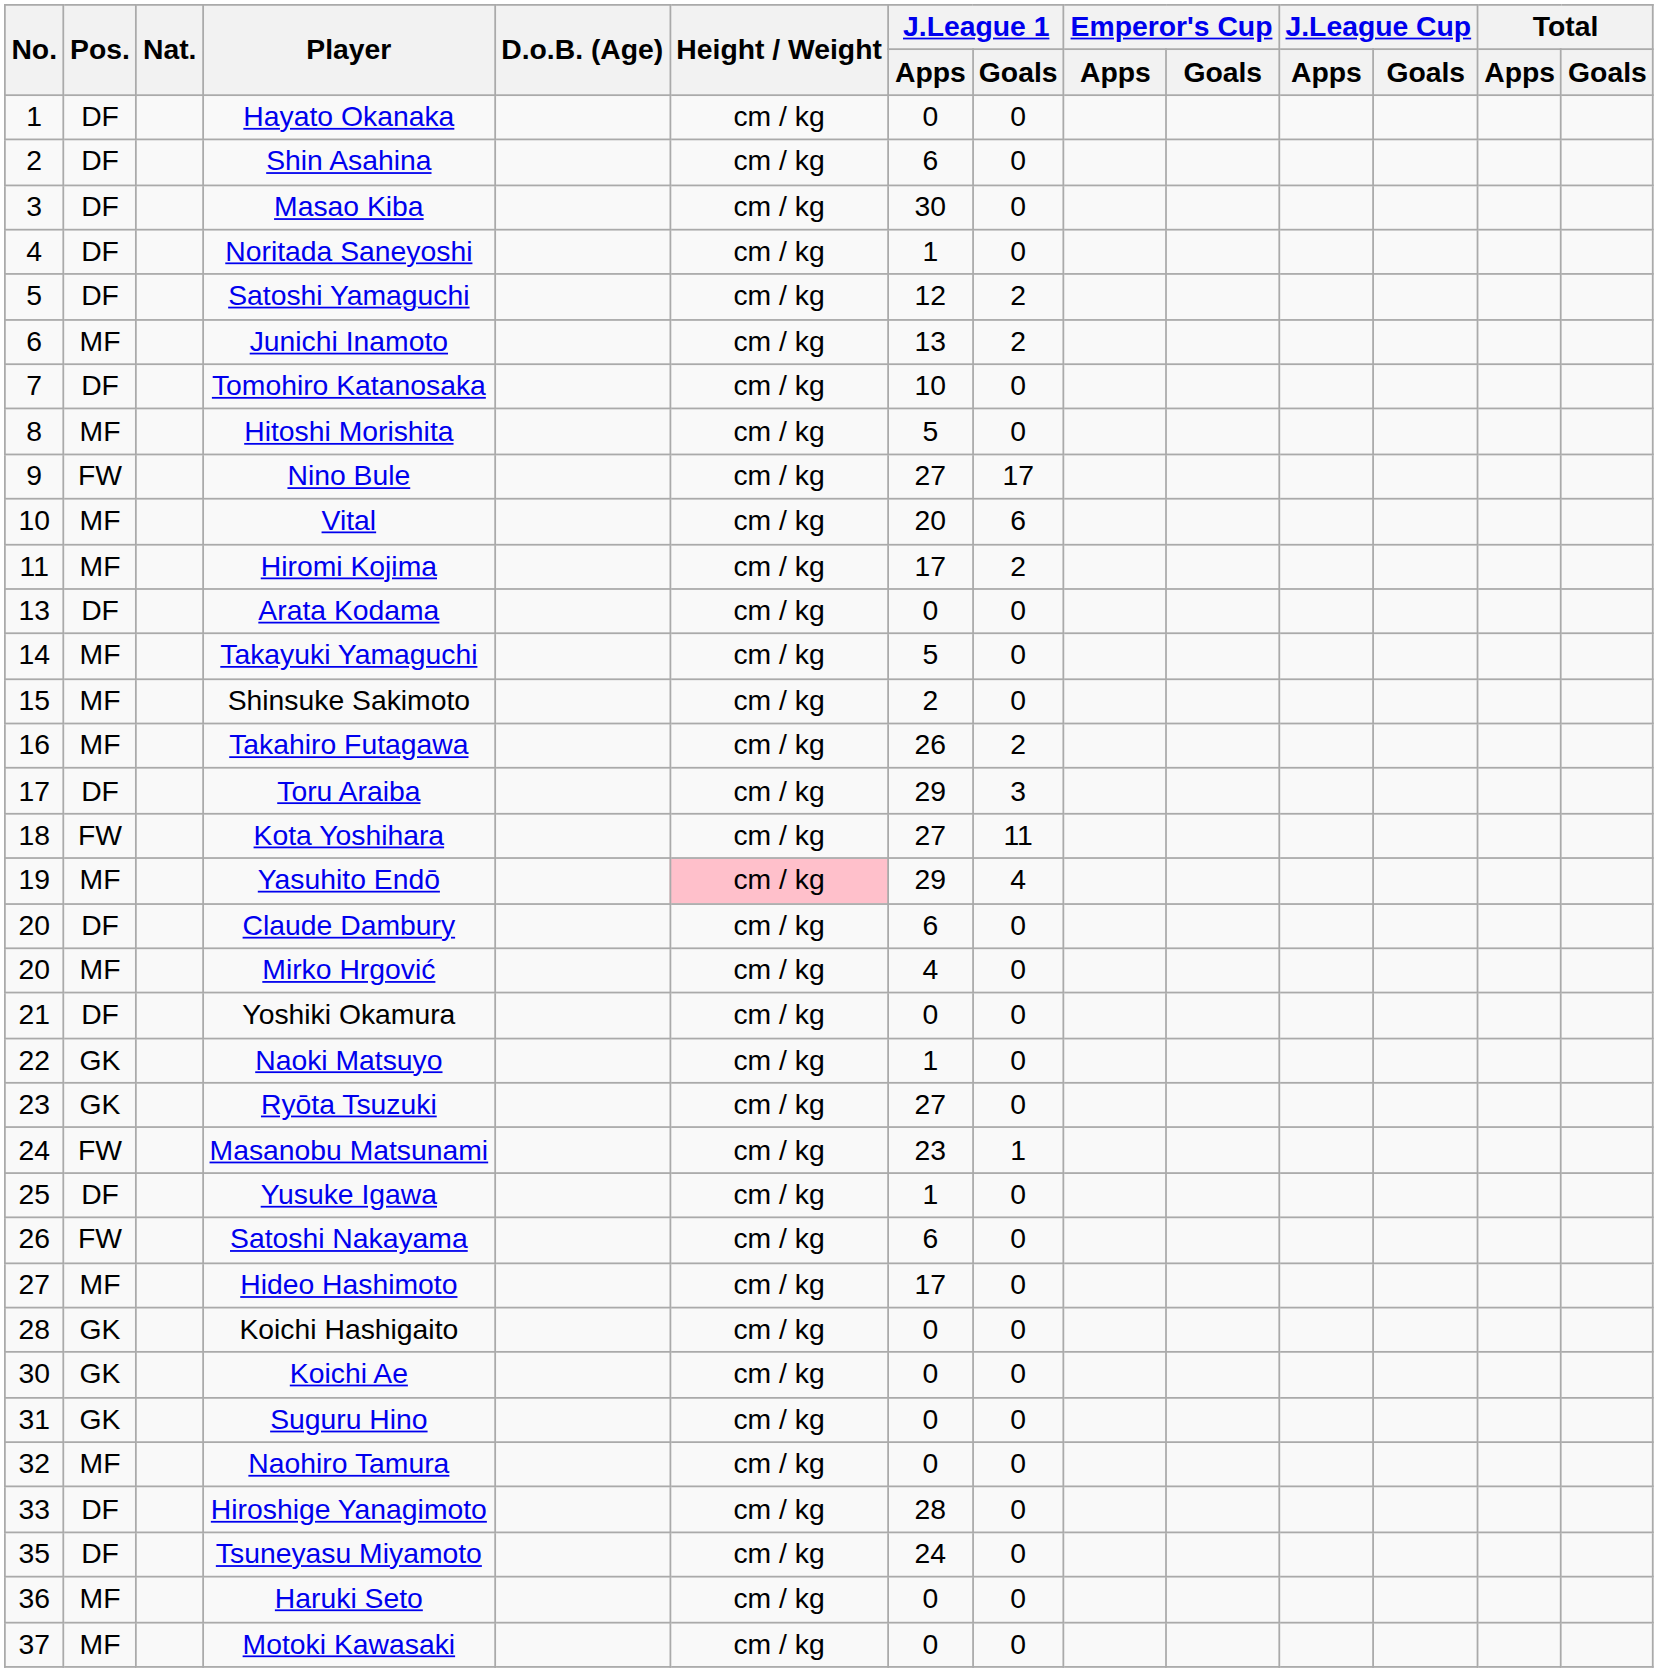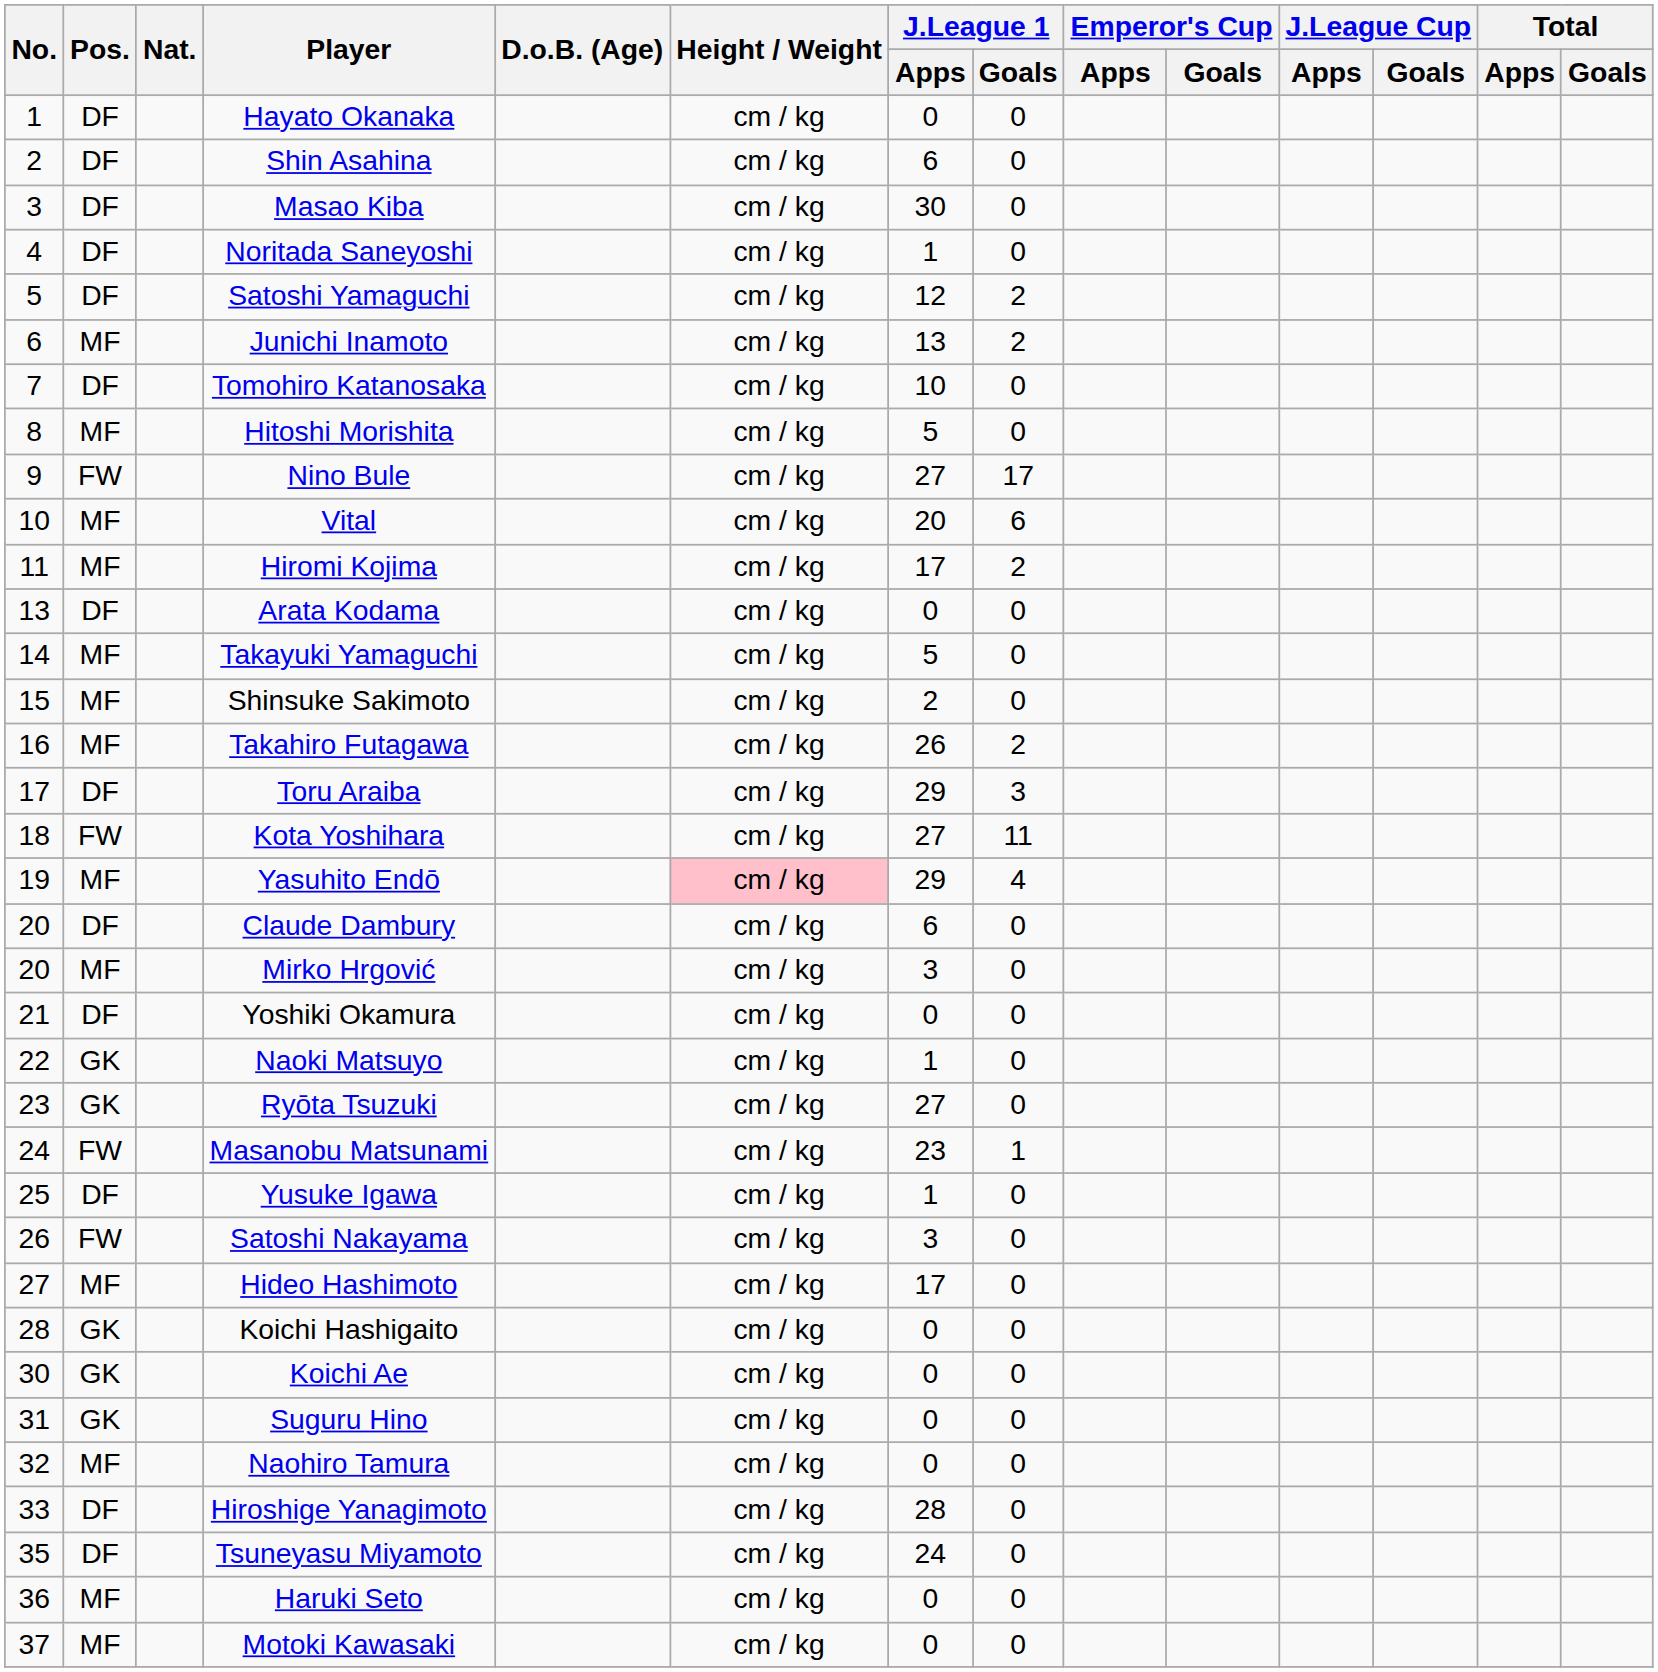(930, 970) 4 -> (930, 970) 3
(930, 1239) 6 -> (930, 1239) 3
